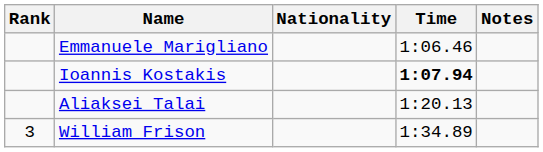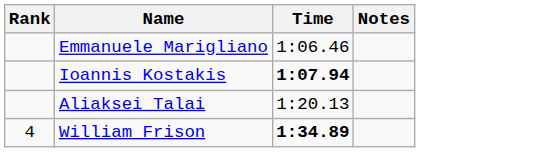- column: (334, 19)
(30, 132) 3 -> (30, 132) 4
(436, 132) normal -> (313, 132) bold
